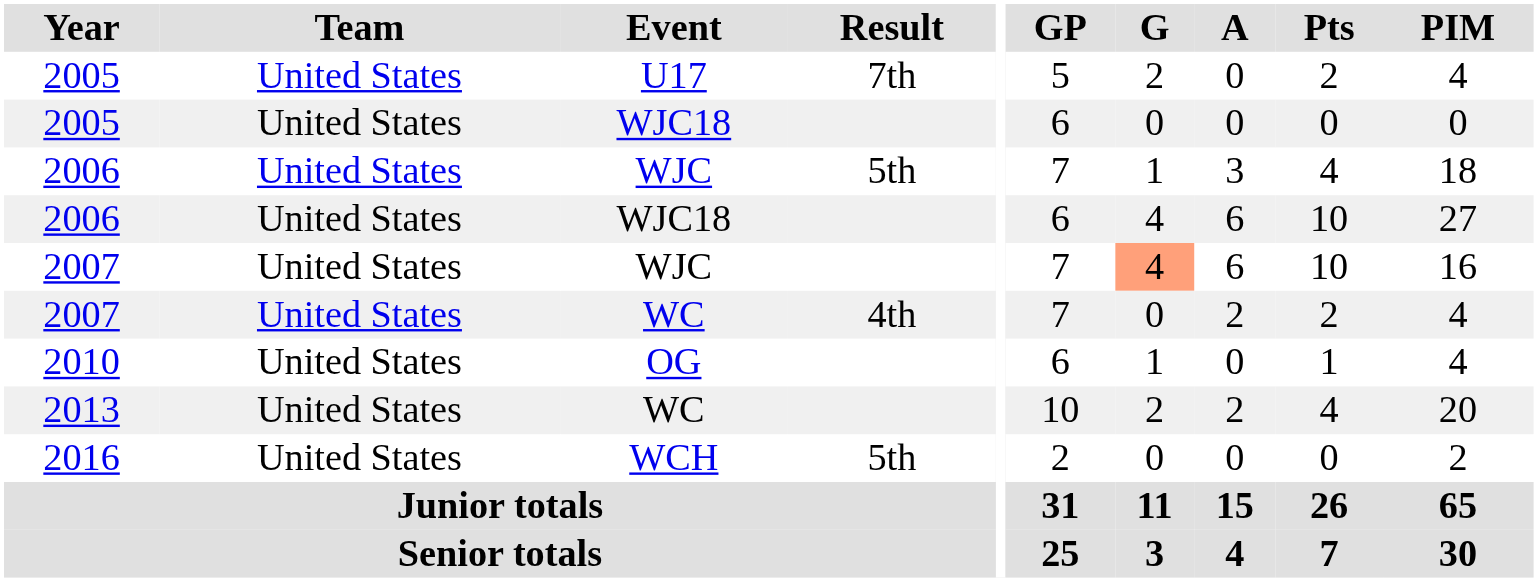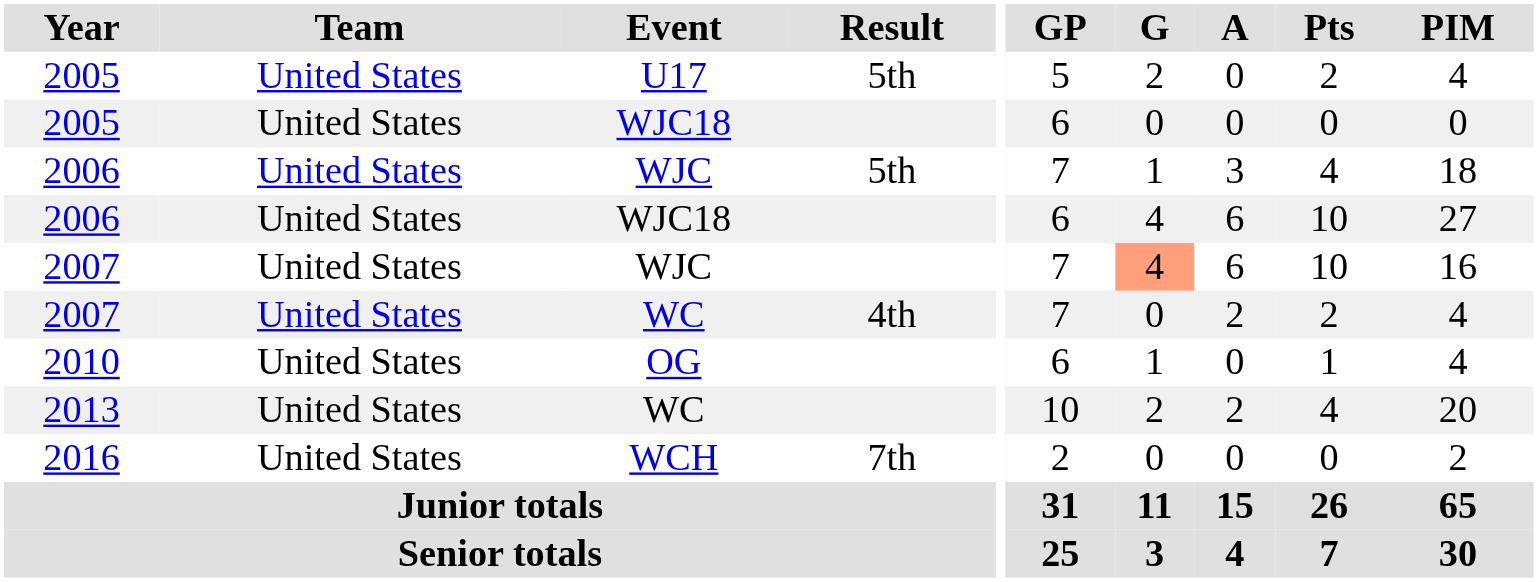(892, 75) 7th -> (892, 75) 5th
(892, 457) 5th -> (892, 457) 7th
